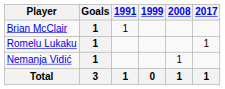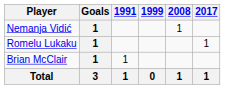rows swapped: (37, 28) <-> (39, 60)
